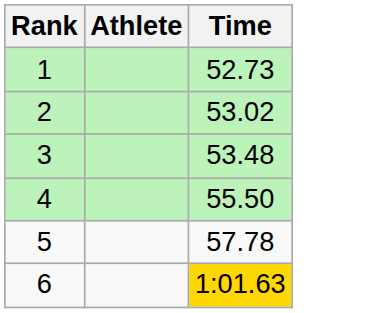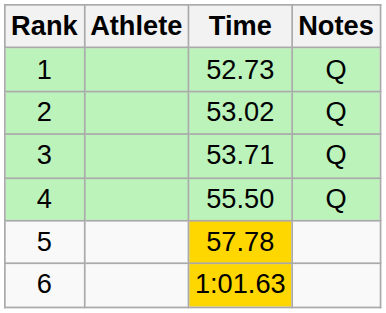+ column: (336, 26)
(240, 155) 53.48 -> (240, 155) 53.71
(240, 241) no background -> (240, 241) gold background
